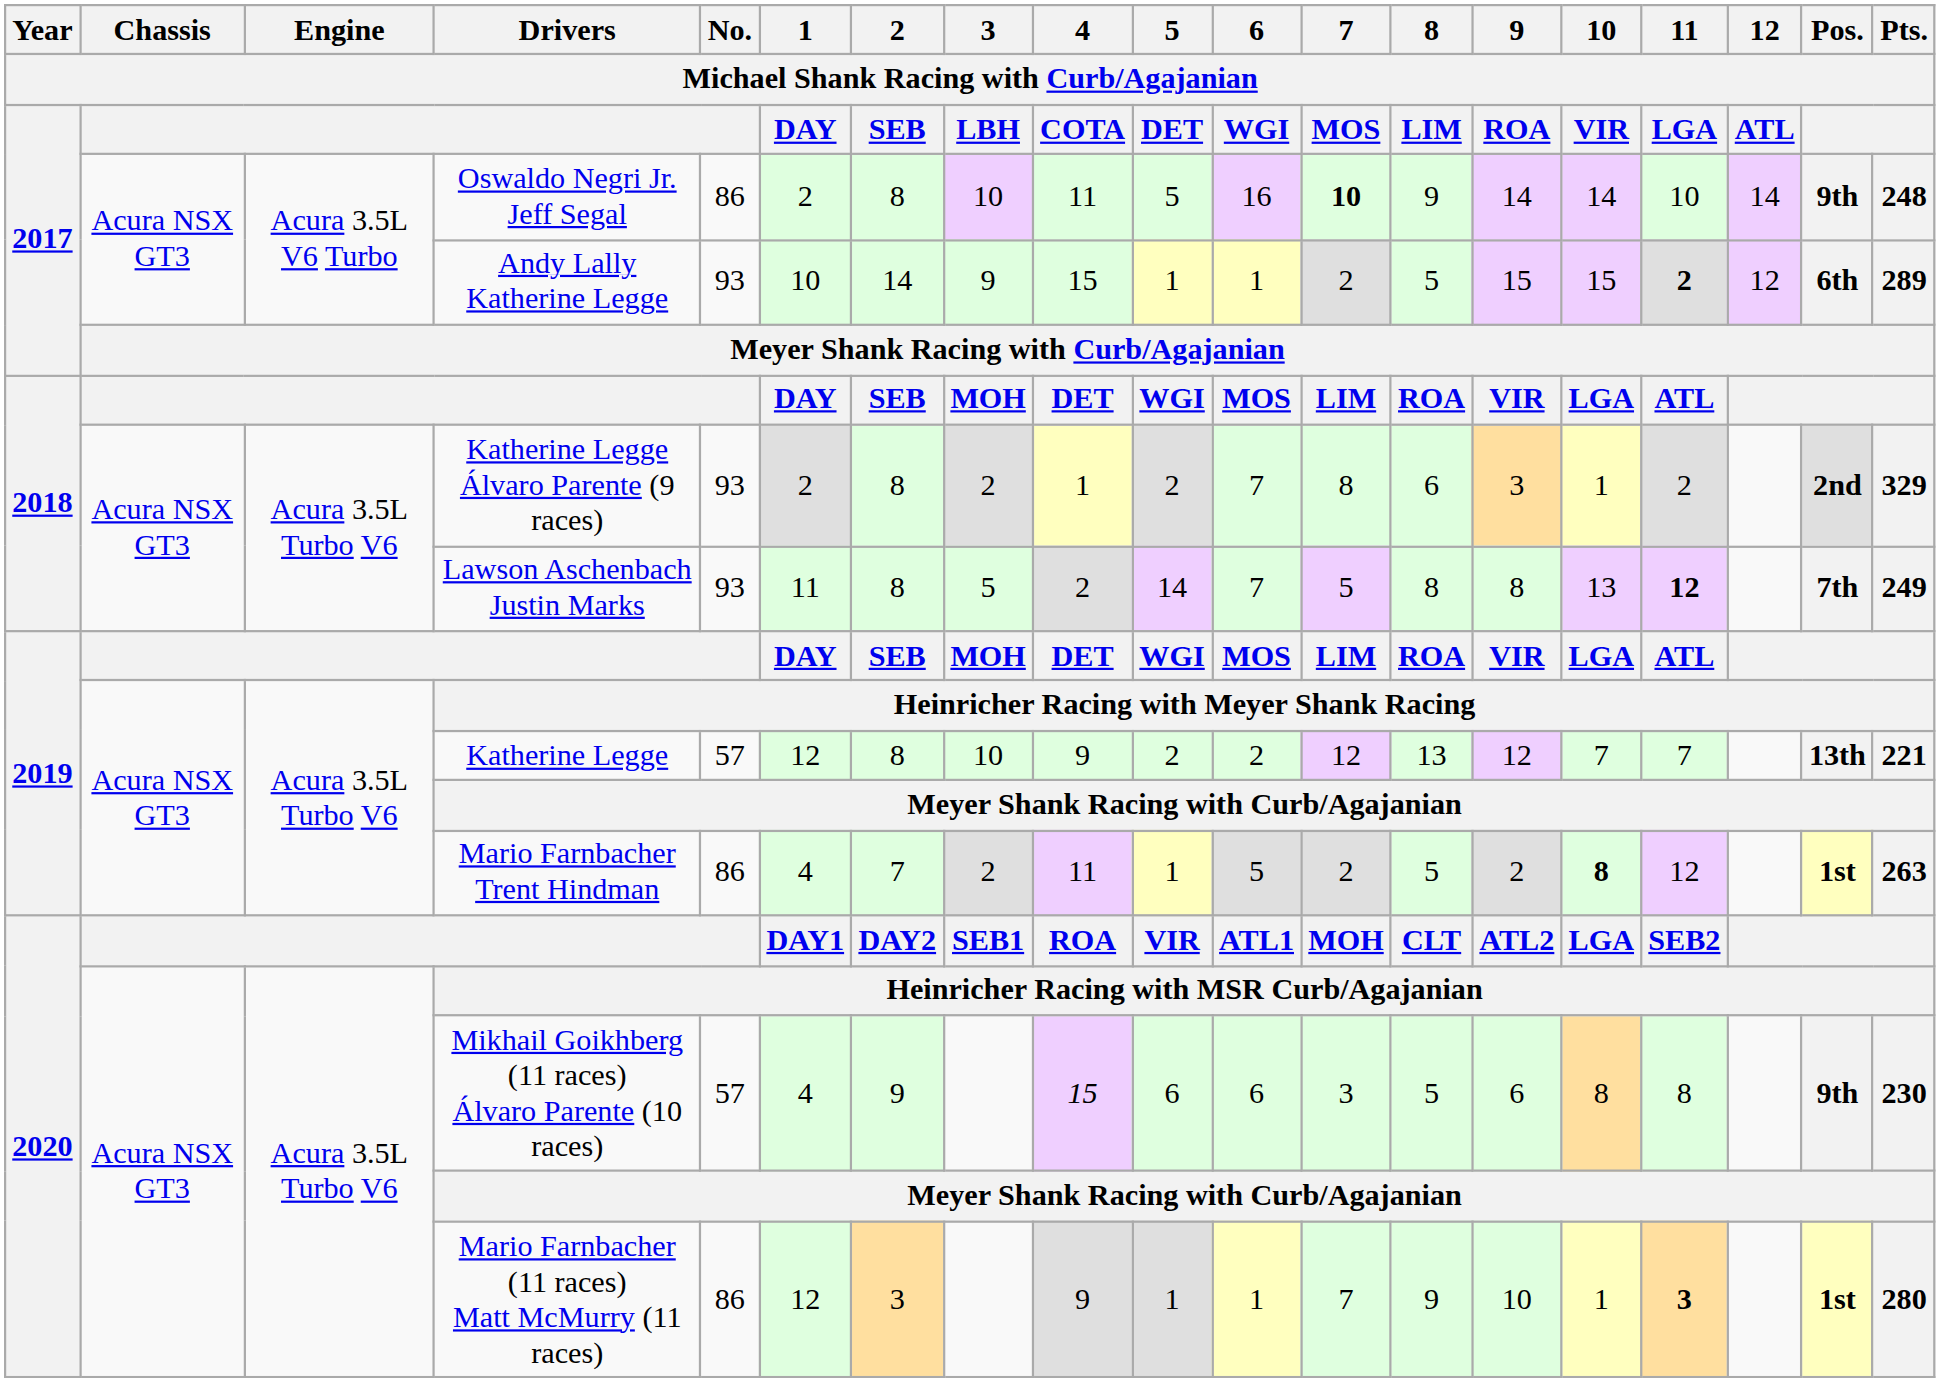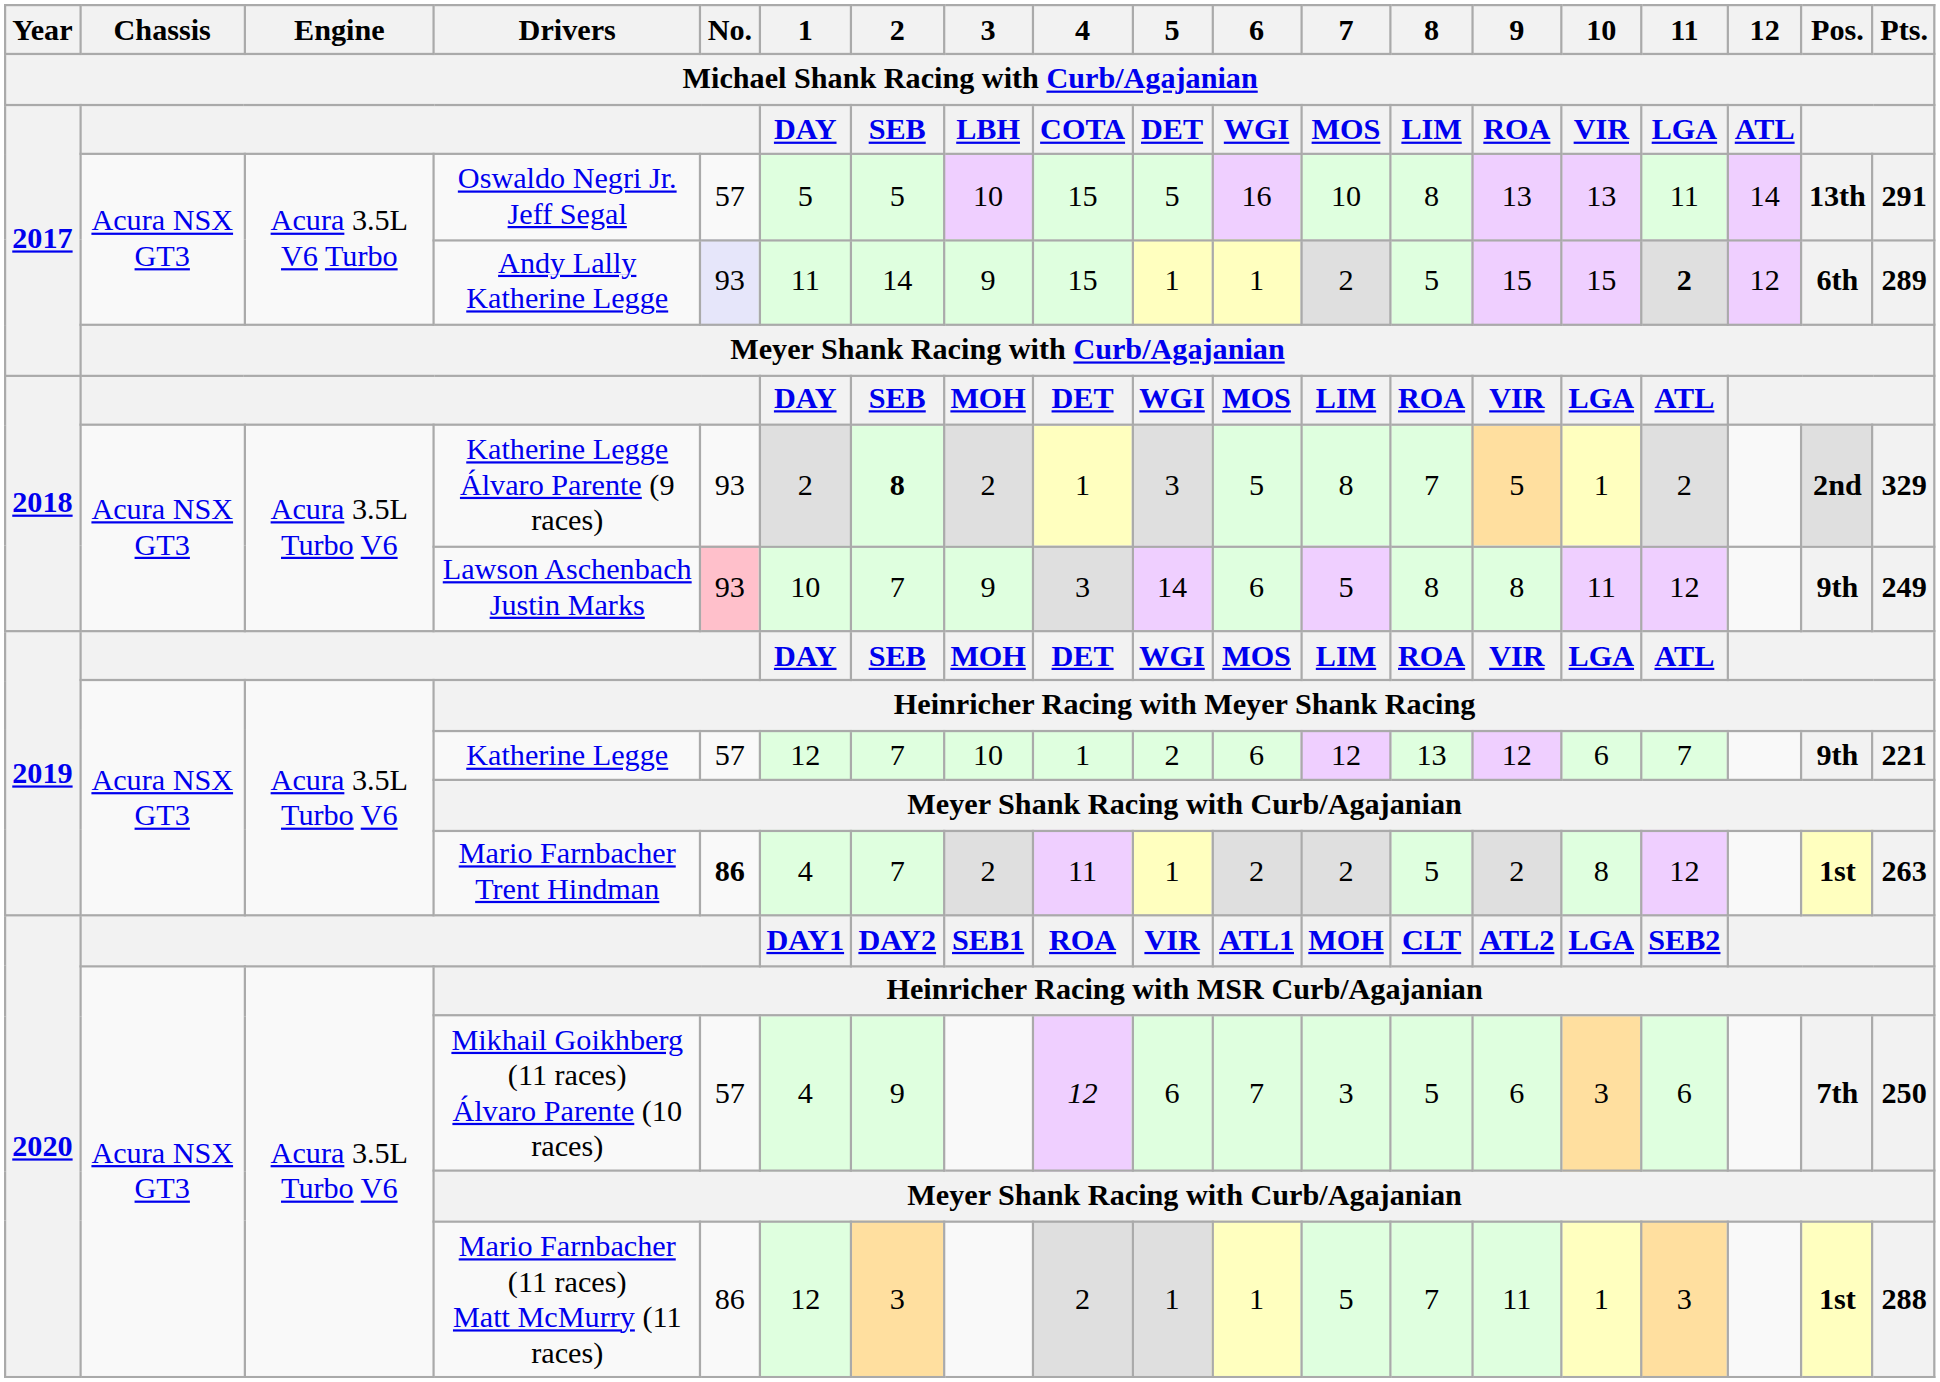(730, 196) 86 -> (730, 196) 57
(805, 196) 2 -> (805, 196) 5
(897, 196) 8 -> (897, 196) 5
(1083, 196) 11 -> (1083, 196) 15
(1346, 196) bold -> (1346, 196) normal
(1432, 196) 9 -> (1432, 196) 8
(1517, 196) 14 -> (1517, 196) 13
(1601, 196) 14 -> (1601, 196) 13
(1684, 196) 10 -> (1684, 196) 11
(1837, 196) 9th -> (1837, 196) 13th
(1904, 196) 248 -> (1904, 196) 291
(730, 281) no background -> (730, 281) lavender background
(805, 281) 10 -> (805, 281) 11
(897, 484) normal -> (897, 484) bold
(1172, 484) 2 -> (1172, 484) 3
(1257, 484) 7 -> (1257, 484) 5
(1432, 484) 6 -> (1432, 484) 7
(1517, 484) 3 -> (1517, 484) 5
(730, 587) no background -> (730, 587) pink background
(805, 587) 11 -> (805, 587) 10
(897, 587) 8 -> (897, 587) 7
(988, 587) 5 -> (988, 587) 9
(1083, 587) 2 -> (1083, 587) 3
(1257, 587) 7 -> (1257, 587) 6
(1601, 587) 13 -> (1601, 587) 11
(1684, 587) bold -> (1684, 587) normal
(1837, 587) 7th -> (1837, 587) 9th
(897, 754) 8 -> (897, 754) 7
(1083, 754) 9 -> (1083, 754) 1
(1257, 754) 2 -> (1257, 754) 6
(1601, 754) 7 -> (1601, 754) 6
(1837, 754) 13th -> (1837, 754) 9th
(730, 871) normal -> (730, 871) bold
(1257, 871) 5 -> (1257, 871) 2
(1601, 871) bold -> (1601, 871) normal
(1083, 1092) 15 -> (1083, 1092) 12
(1257, 1092) 6 -> (1257, 1092) 7
(1601, 1092) 8 -> (1601, 1092) 3
(1684, 1092) 8 -> (1684, 1092) 6
(1837, 1092) 9th -> (1837, 1092) 7th
(1904, 1092) 230 -> (1904, 1092) 250
(1083, 1298) 9 -> (1083, 1298) 2
(1346, 1298) 7 -> (1346, 1298) 5
(1432, 1298) 9 -> (1432, 1298) 7
(1517, 1298) 10 -> (1517, 1298) 11
(1684, 1298) bold -> (1684, 1298) normal
(1904, 1298) 280 -> (1904, 1298) 288
